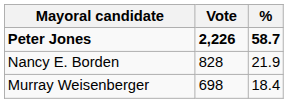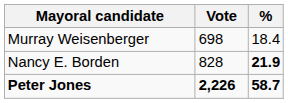rows swapped: (50, 39) <-> (78, 86)
(266, 62) normal -> (266, 62) bold
